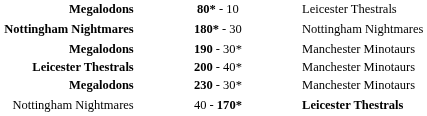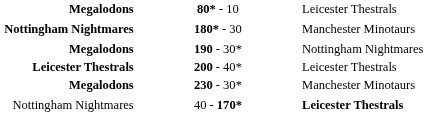(363, 28) Nottingham Nightmares -> (359, 28) Manchester Minotaurs
(359, 48) Manchester Minotaurs -> (363, 48) Nottingham Nightmares
(359, 67) Manchester Minotaurs -> (349, 67) Leicester Thestrals
